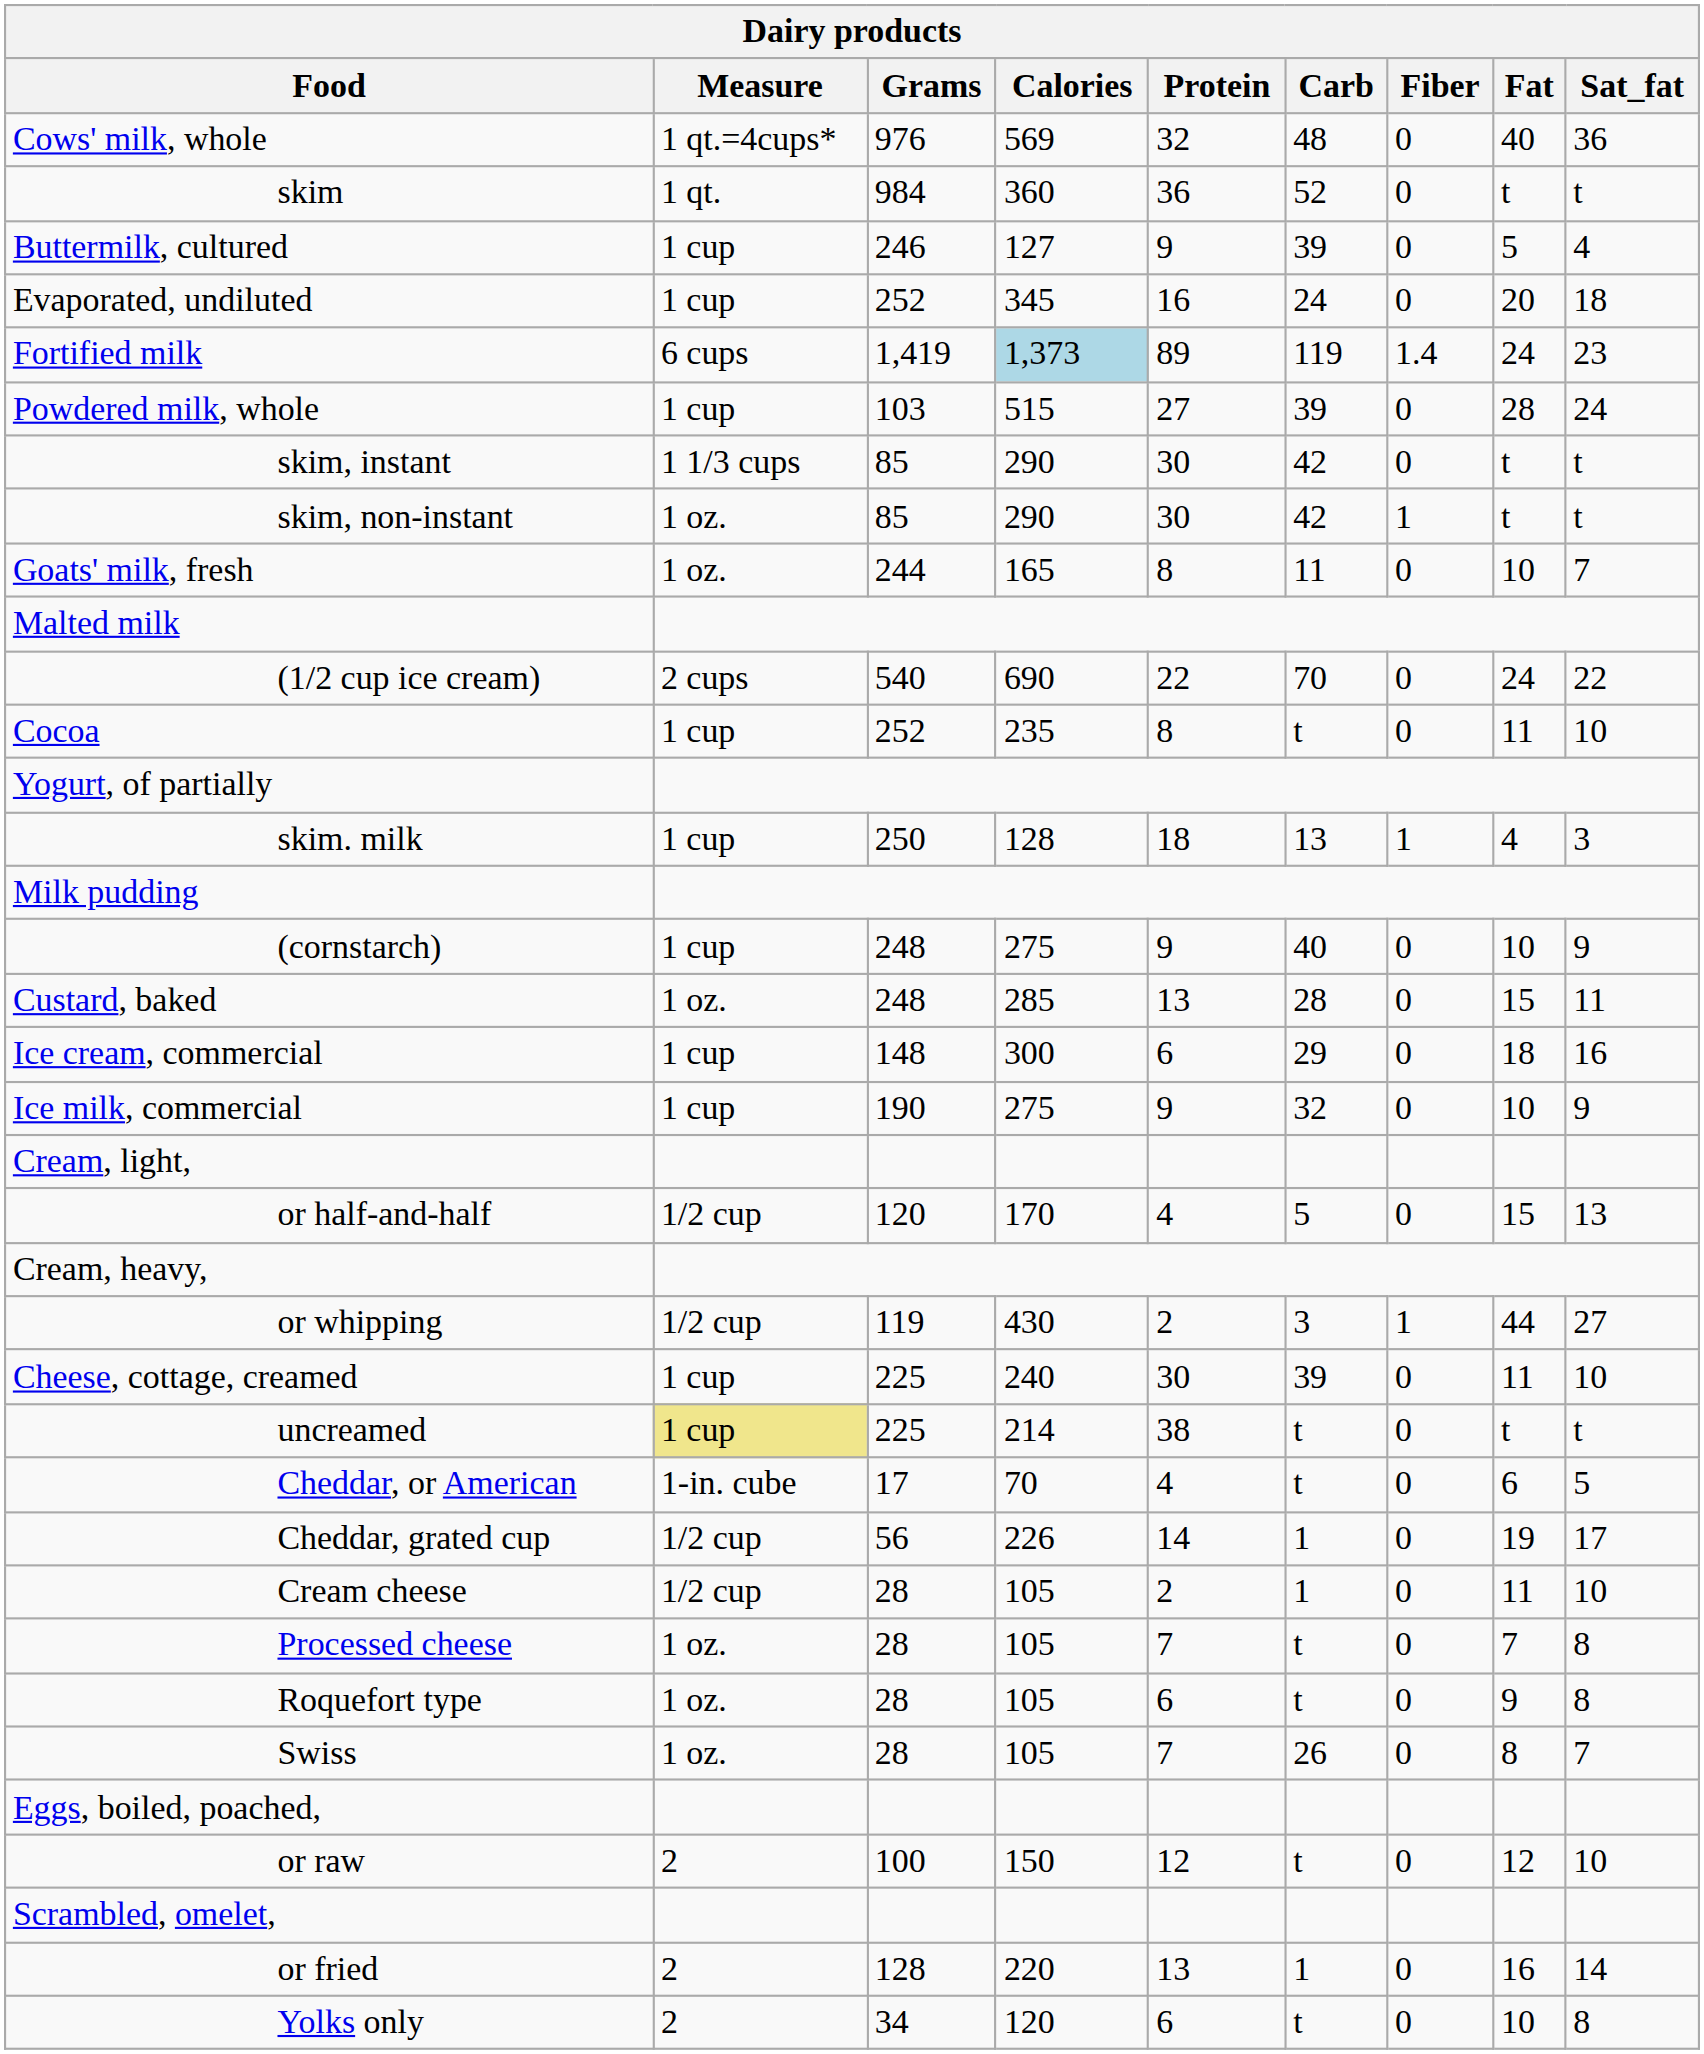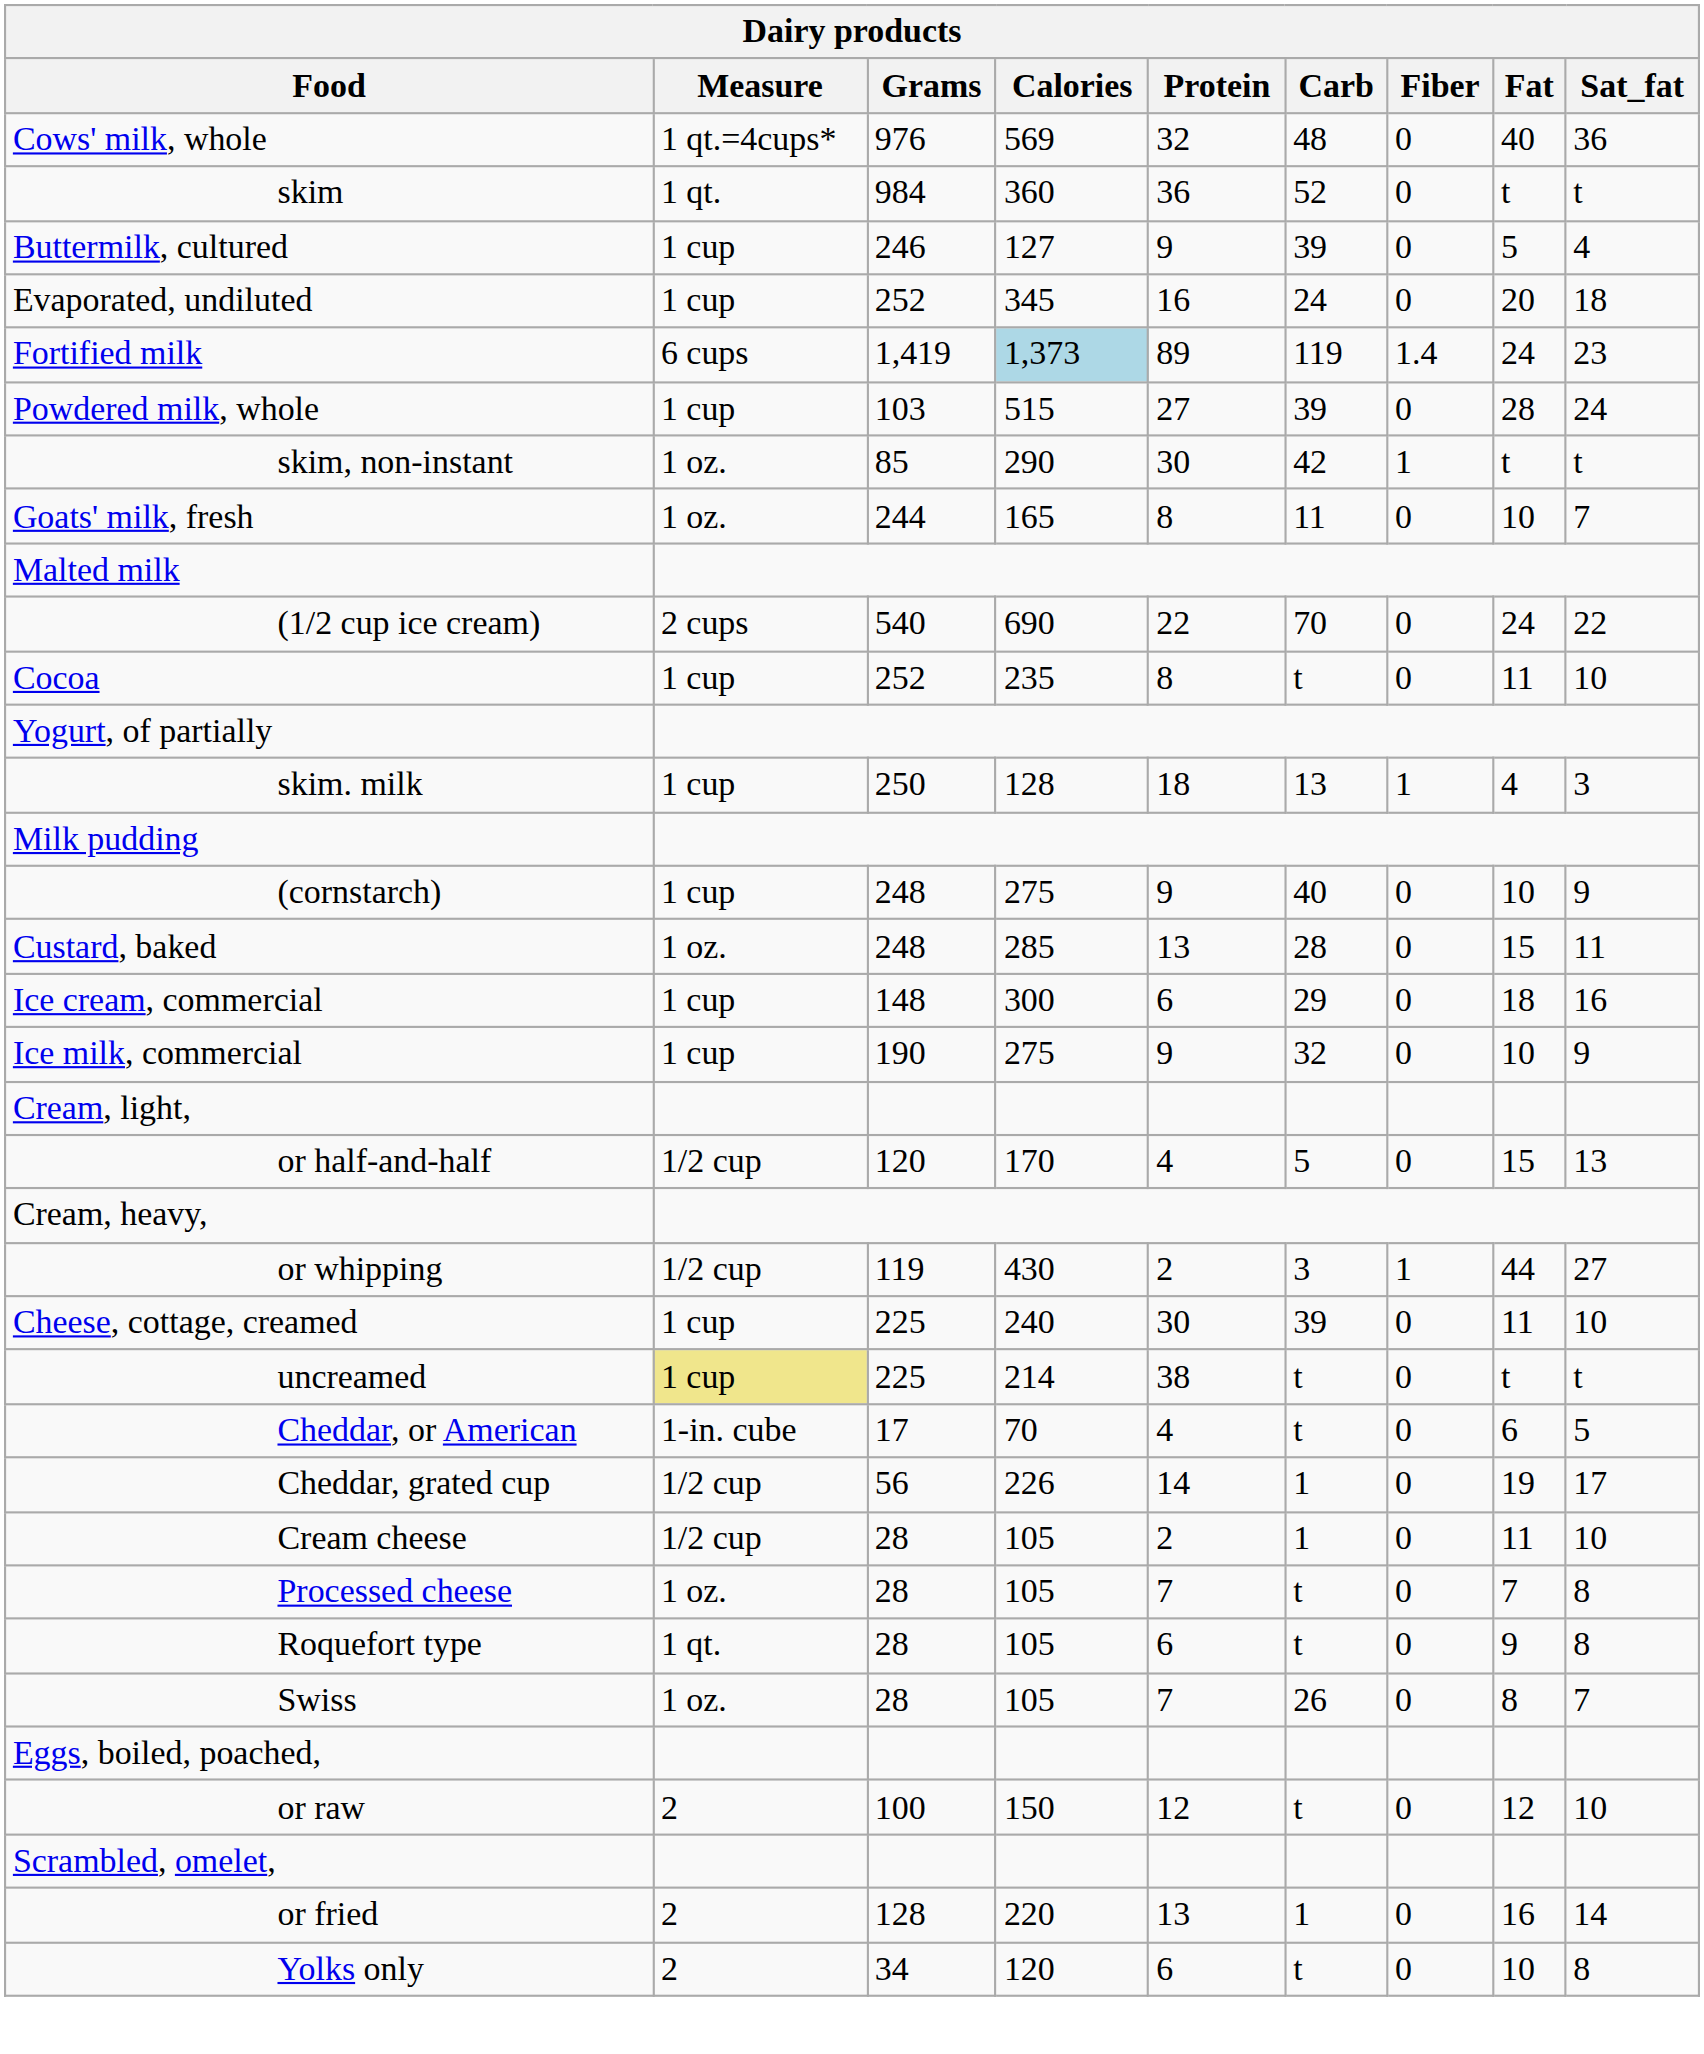- row: (364, 461)
(694, 1699) 1 oz. -> (691, 1645) 1 qt.
